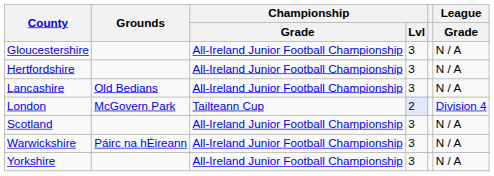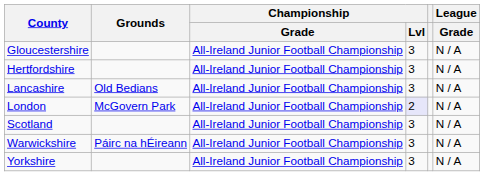(228, 106) Tailteann Cup -> (298, 106) All-Ireland Junior Football Championship
(461, 106) Division 4 -> (449, 106) N / A
